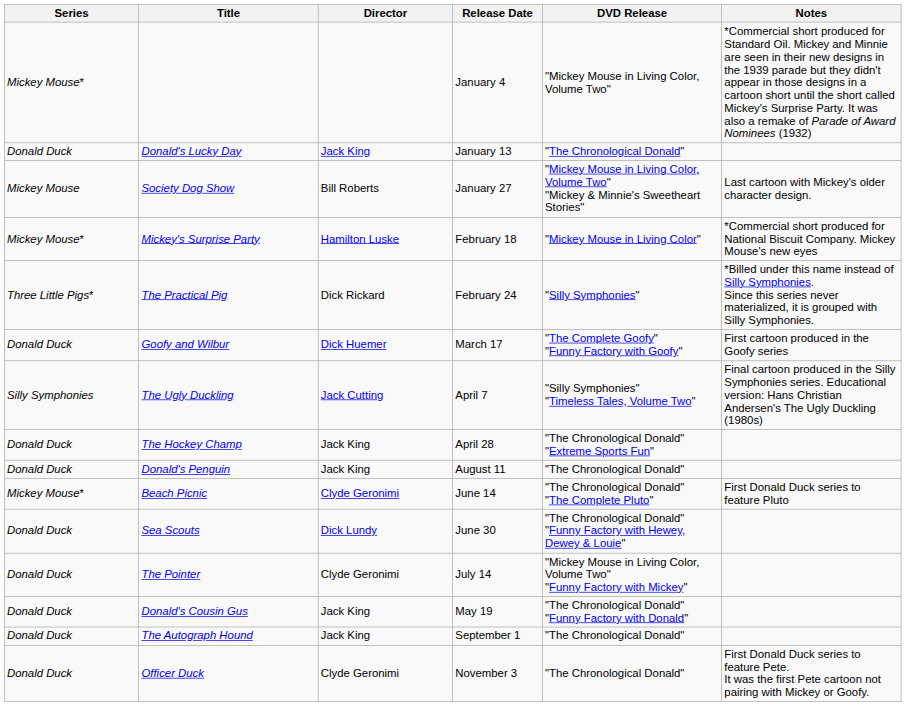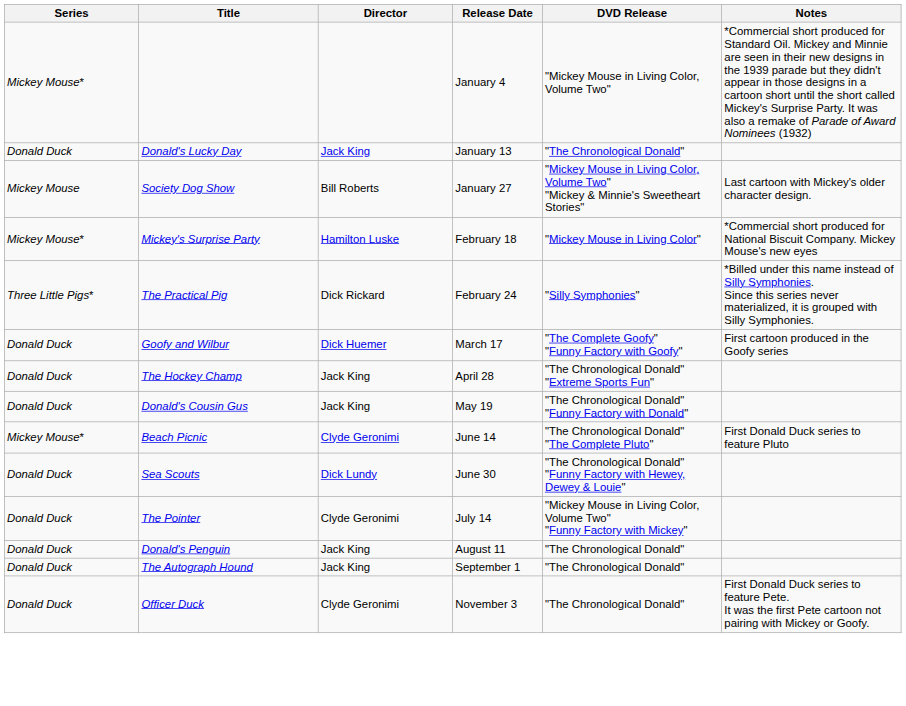- row: (188, 395)
rows swapped: (195, 611) <-> (186, 469)
